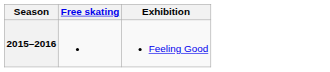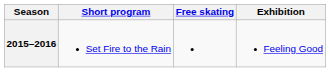+ column: (116, 12)
